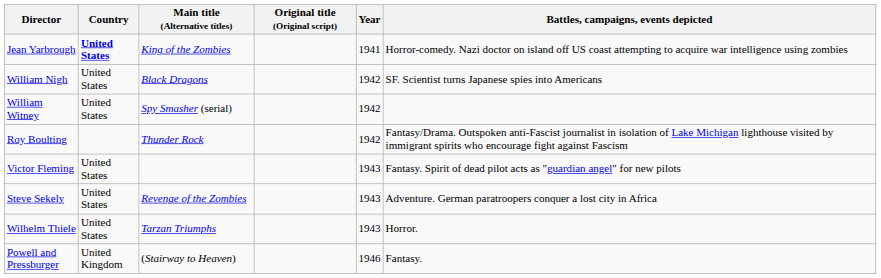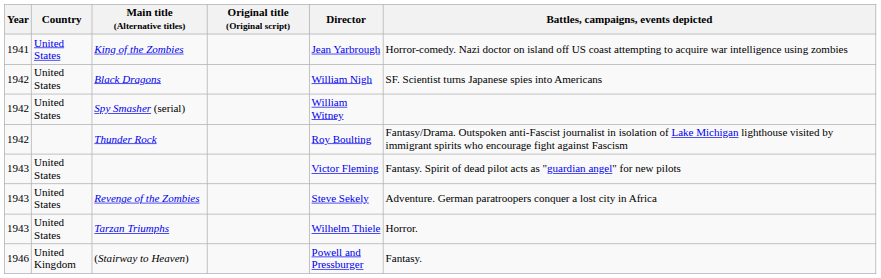columns swapped: (369, 19) <-> (41, 19)
(97, 49) bold -> (49, 49) normal
